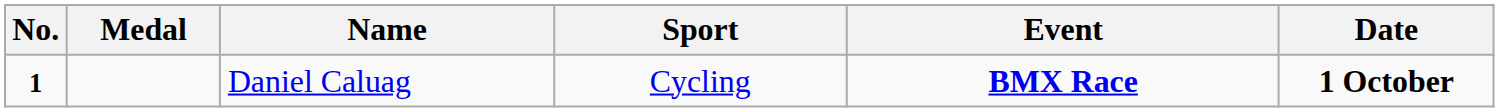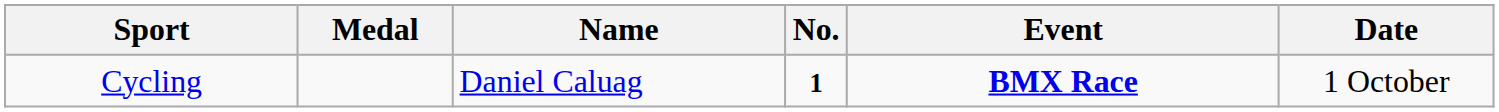columns swapped: (36, 29) <-> (700, 29)
(1386, 80) bold -> (1386, 80) normal
